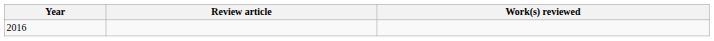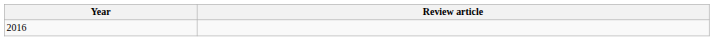- column: (543, 12)
